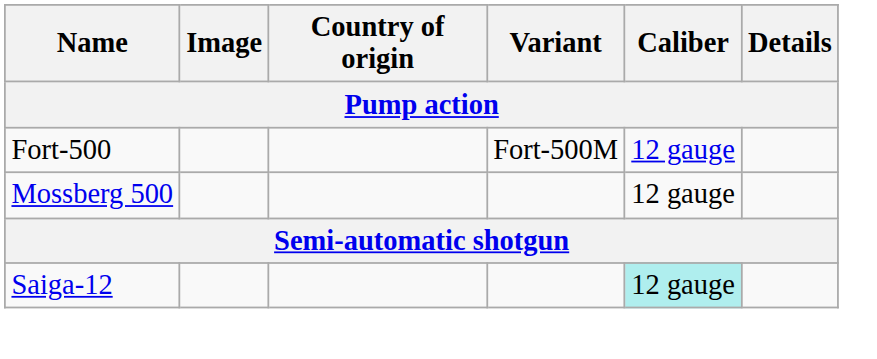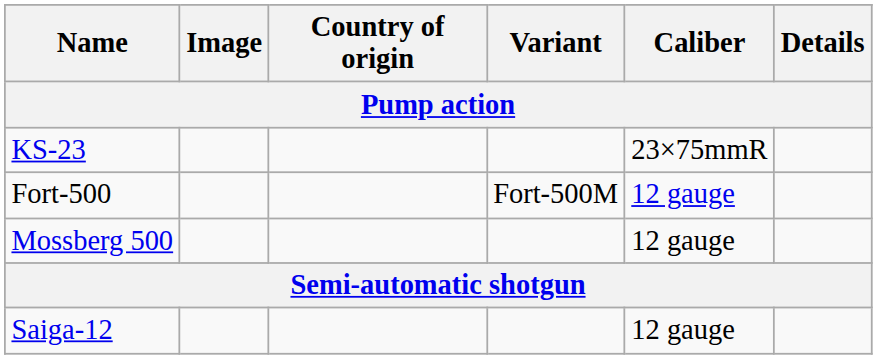+ row: (49, 149)
(683, 284) paleturquoise background -> (683, 330) no background
